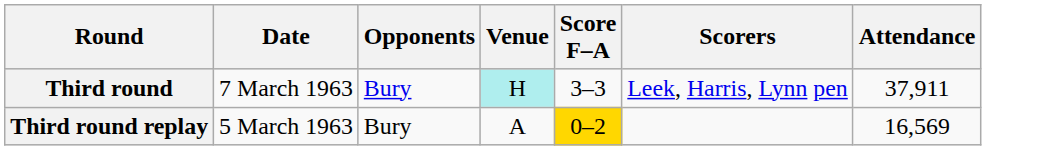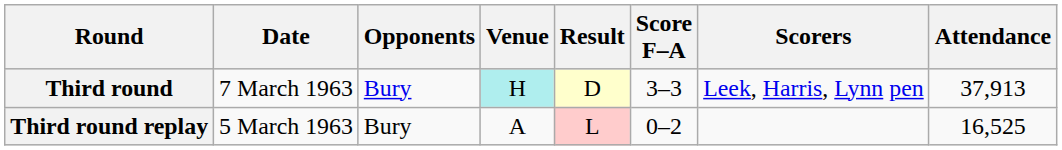+ column: (592, 36)
(917, 88) 37,911 -> (993, 88) 37,913
(588, 125) gold background -> (664, 125) no background
(917, 125) 16,569 -> (993, 125) 16,525
